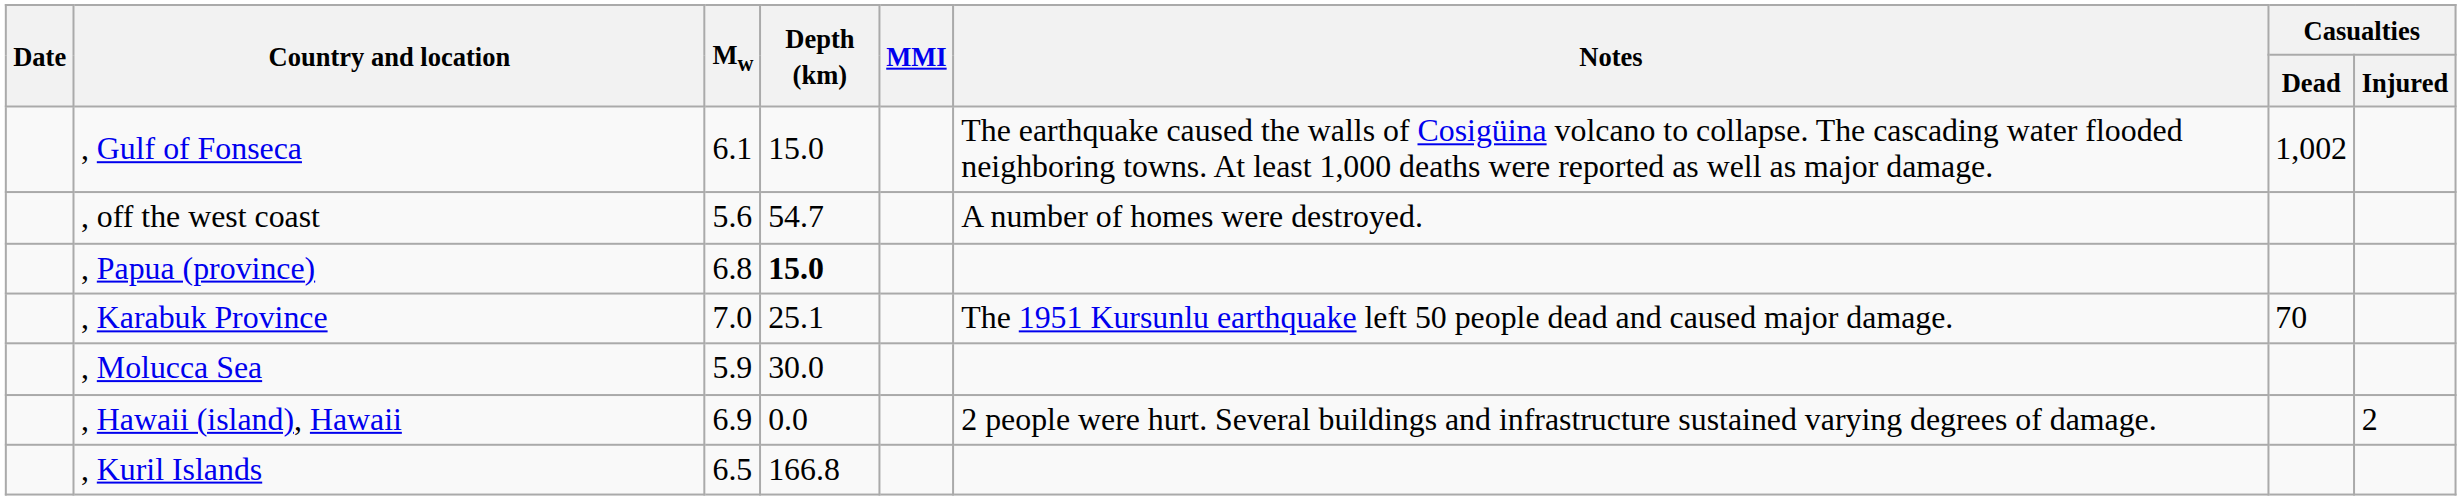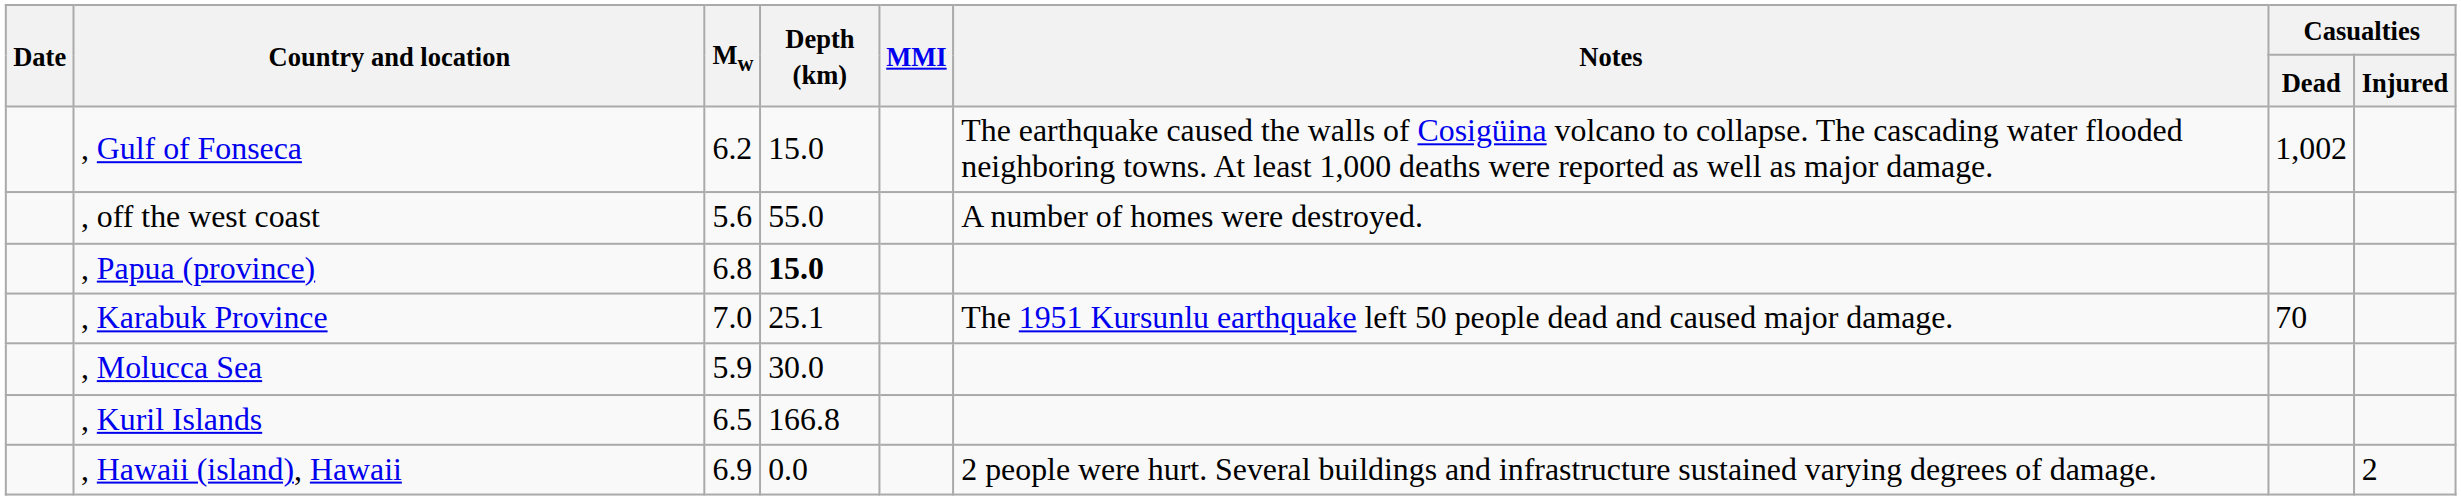(732, 148) 6.1 -> (732, 148) 6.2
(796, 217) 54.7 -> (796, 217) 55.0
rows swapped: (241, 419) <-> (172, 469)
